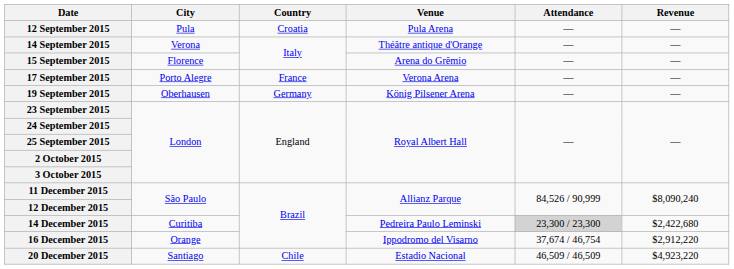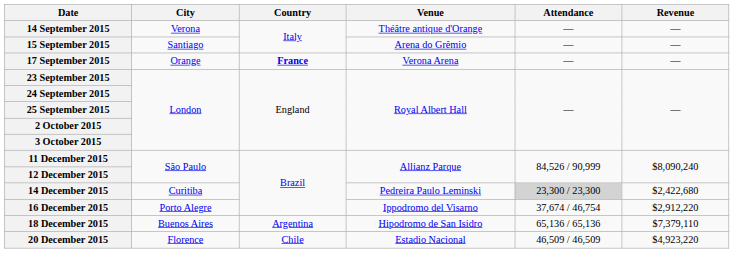- row: (68, 28)
(185, 61) Florence -> (185, 45) Santiago
(185, 77) Porto Alegre -> (185, 61) Orange
(293, 77) normal -> (293, 61) bold
- row: (68, 93)
(185, 239) Orange -> (185, 207) Porto Alegre
+ row: (68, 223)
(185, 256) Santiago -> (185, 239) Florence
